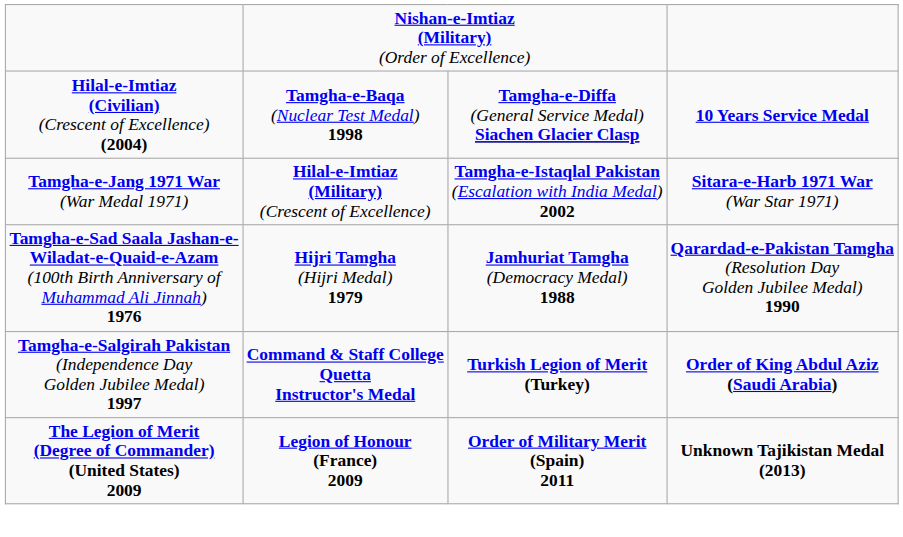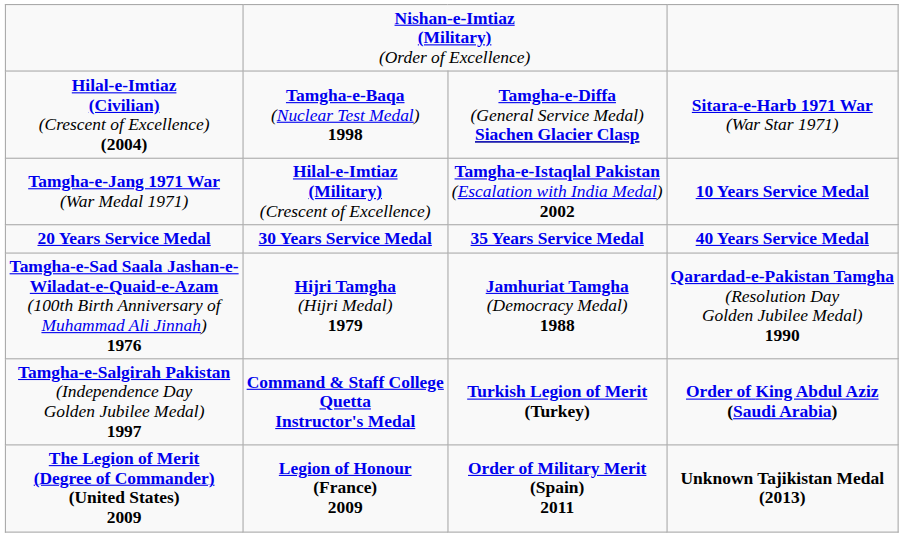(782, 114) 10 Years Service Medal -> (782, 114) Sitara-e-Harb 1971 War (War Star 1971)
(782, 191) Sitara-e-Harb 1971 War (War Star 1971) -> (782, 191) 10 Years Service Medal
+ row: (124, 238)
